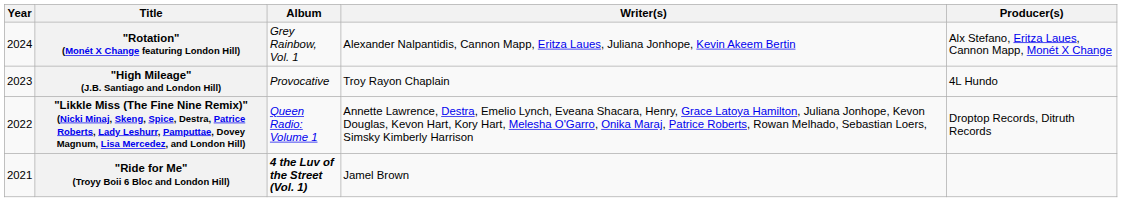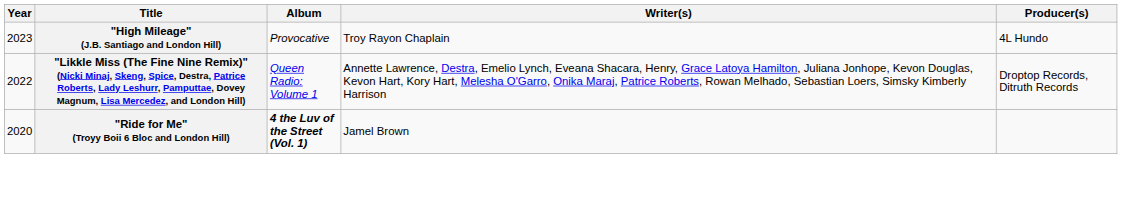- row: (151, 44)
(20, 175) 2021 -> (20, 131) 2020
